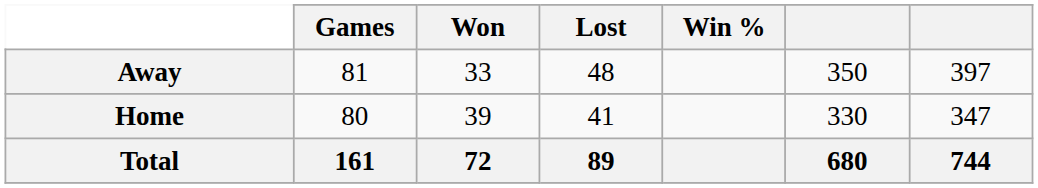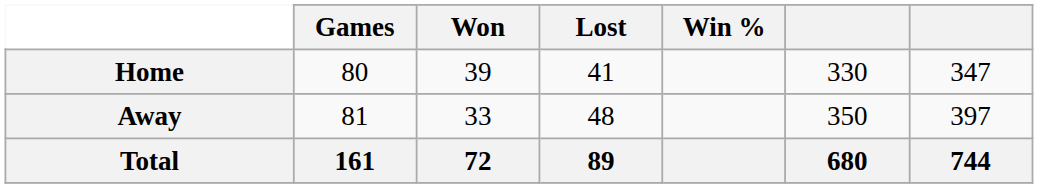rows swapped: (149, 116) <-> (149, 71)
